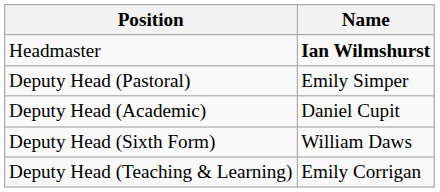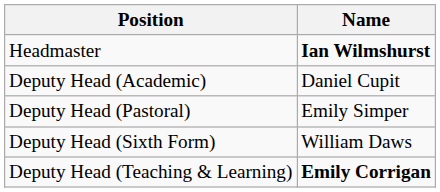rows swapped: (100, 80) <-> (108, 111)
(361, 171) normal -> (366, 171) bold
